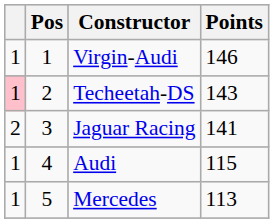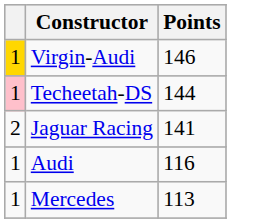- column: (47, 21)
(15, 57) no background -> (15, 57) gold background
(222, 92) 143 -> (179, 92) 144
(221, 163) 115 -> (179, 163) 116
